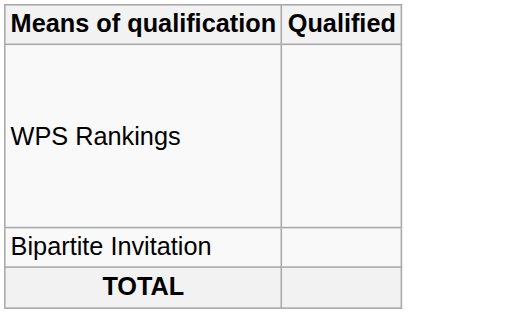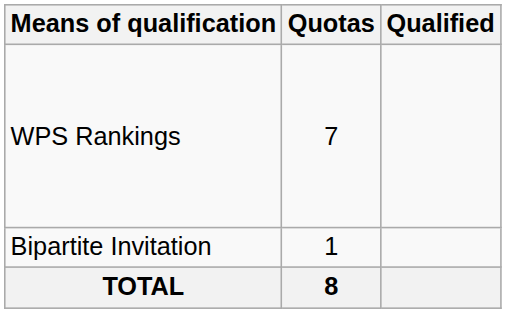+ column: (331, 24)
